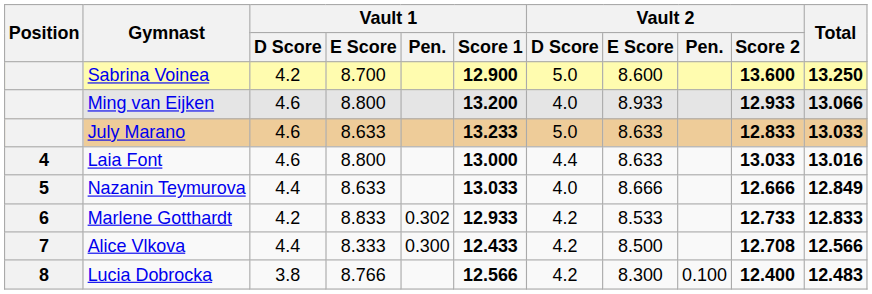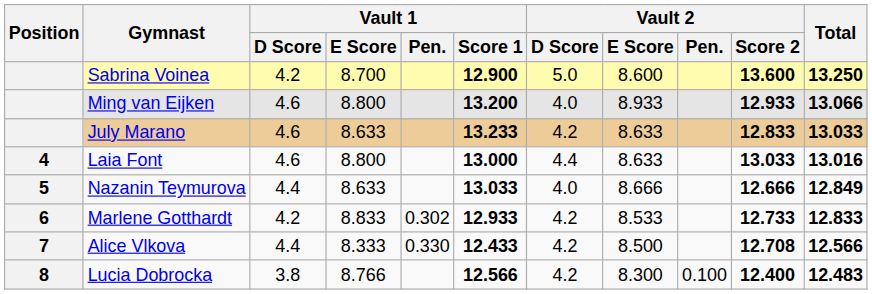(565, 132) 5.0 -> (565, 132) 4.2
(427, 246) 0.300 -> (427, 246) 0.330
